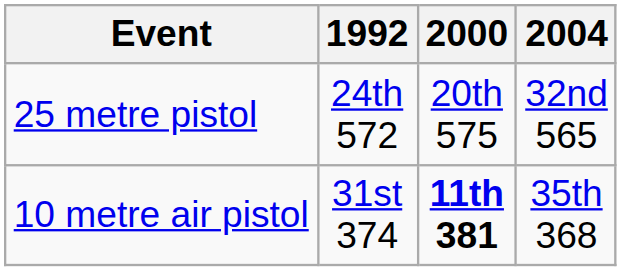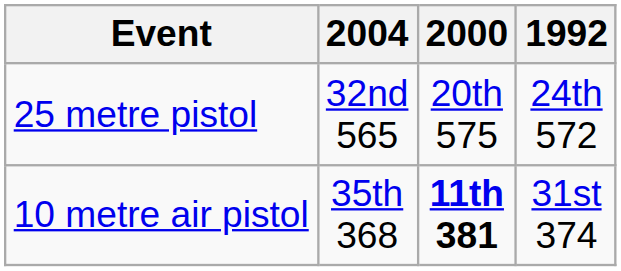columns swapped: (367, 33) <-> (567, 33)
